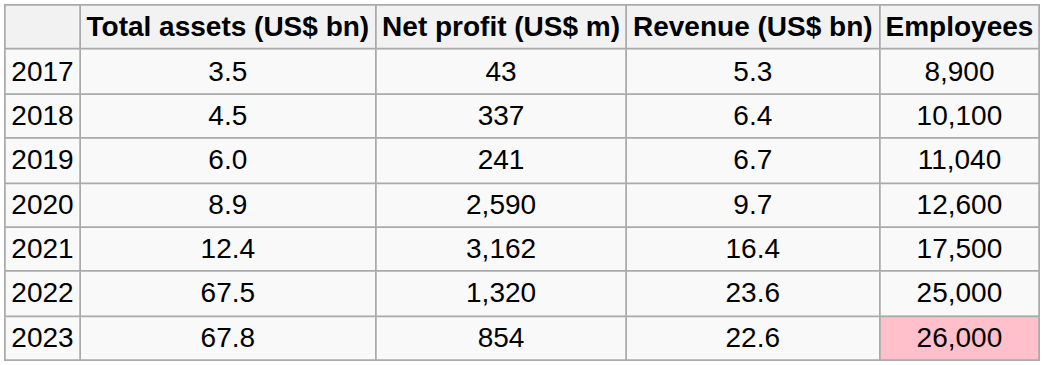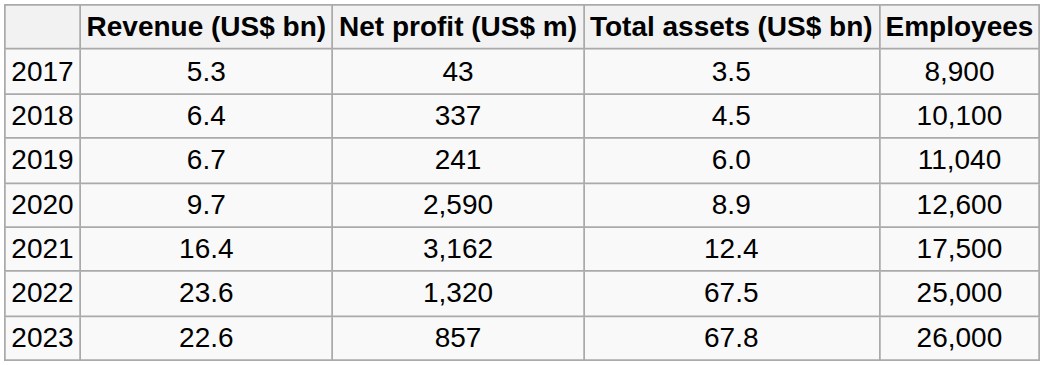columns swapped: (753, 26) <-> (228, 26)
(501, 337) 854 -> (458, 337) 857
(959, 337) pink background -> (959, 337) no background
